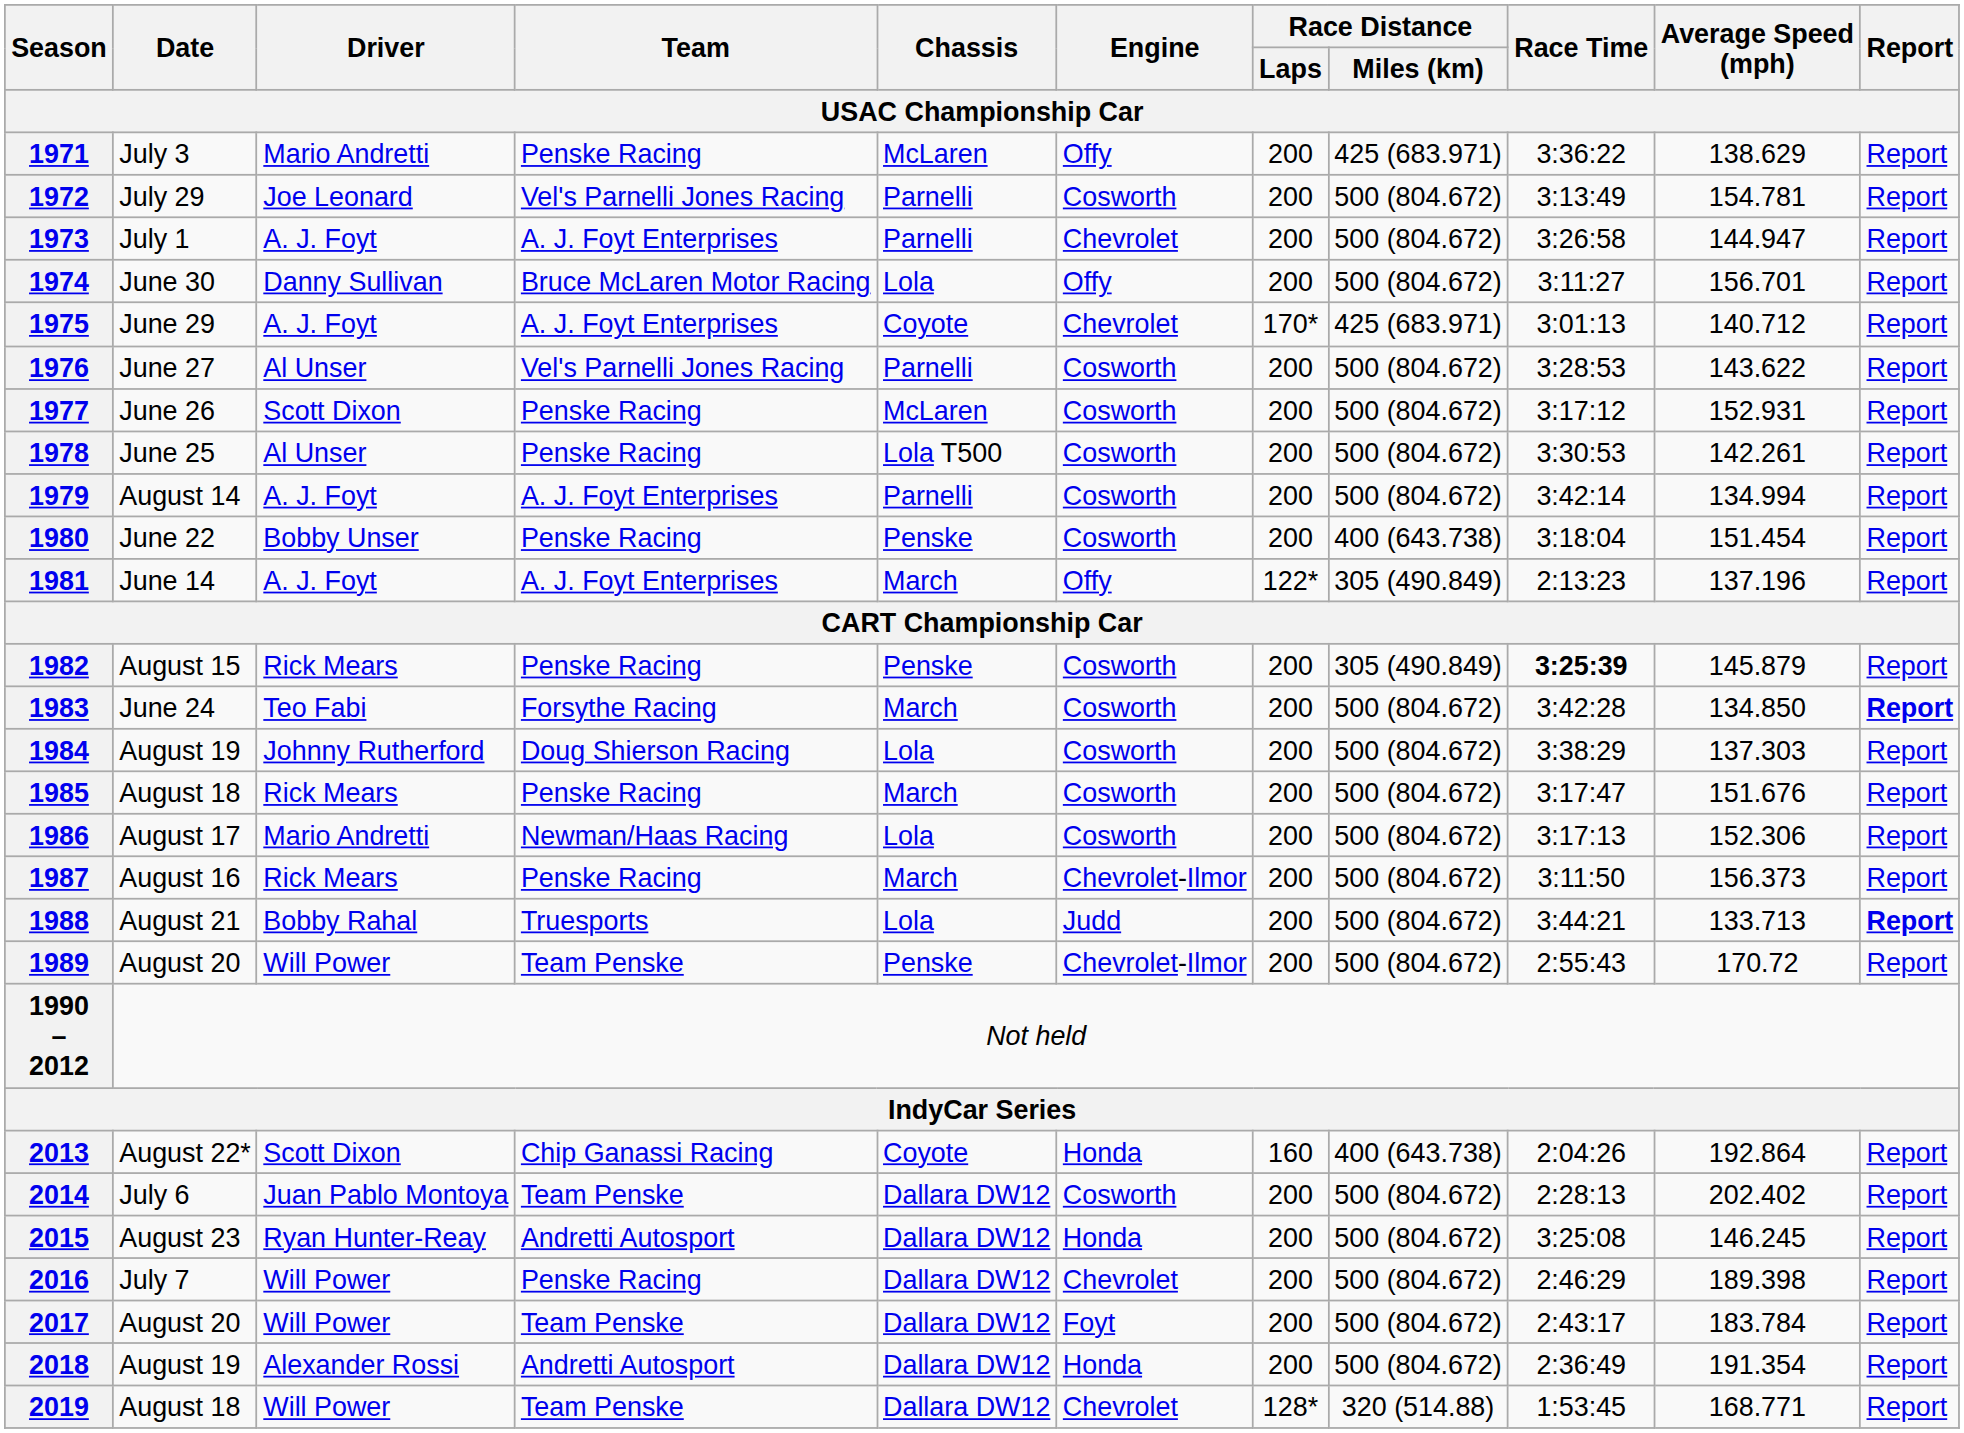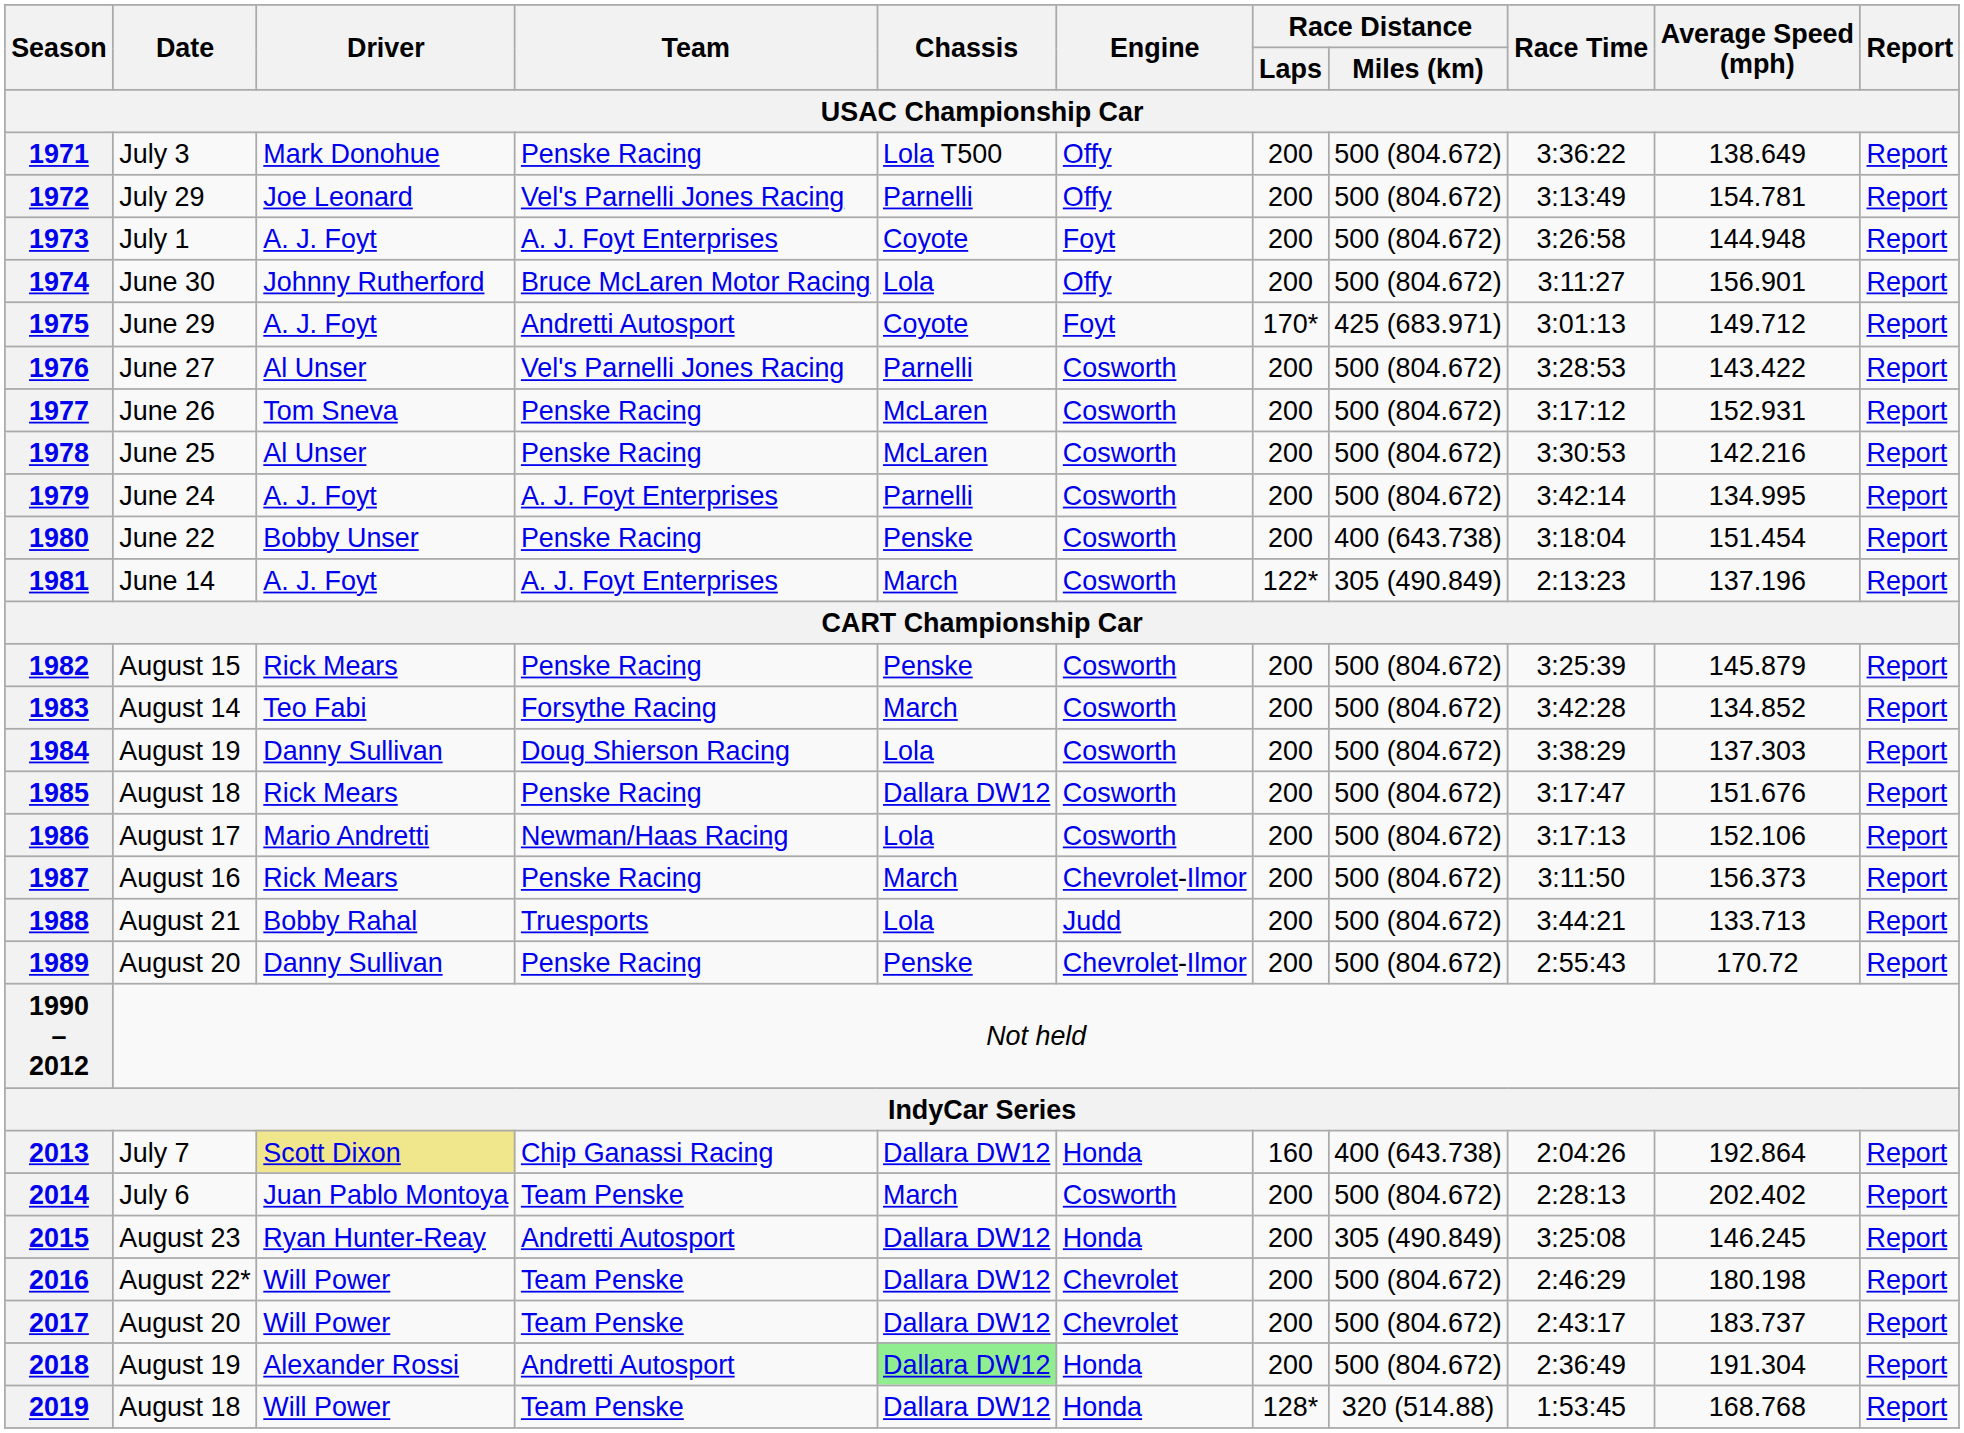(346, 154) Mario Andretti -> (351, 154) Mark Donohue
(935, 154) McLaren -> (943, 154) Lola T500
(1418, 154) 425 (683.971) -> (1418, 154) 500 (804.672)
(1757, 154) 138.629 -> (1757, 154) 138.649
(1120, 197) Cosworth -> (1087, 197) Offy
(928, 239) Parnelli -> (926, 239) Coyote
(1120, 239) Chevrolet -> (1089, 239) Foyt
(1757, 239) 144.947 -> (1757, 239) 144.948
(353, 282) Danny Sullivan -> (374, 282) Johnny Rutherford
(1757, 282) 156.701 -> (1757, 282) 156.901
(649, 325) A. J. Foyt Enterprises -> (628, 325) Andretti Autosport
(1120, 325) Chevrolet -> (1089, 325) Foyt
(1757, 325) 140.712 -> (1757, 325) 149.712
(1757, 367) 143.622 -> (1757, 367) 143.422
(332, 410) Scott Dixon -> (331, 410) Tom Sneva
(943, 452) Lola T500 -> (935, 452) McLaren
(1757, 452) 142.261 -> (1757, 452) 142.216
(180, 495) August 14 -> (167, 495) June 24
(1757, 495) 134.994 -> (1757, 495) 134.995
(1087, 580) Offy -> (1120, 580) Cosworth
(1418, 665) 305 (490.849) -> (1418, 665) 500 (804.672)
(1581, 665) bold -> (1581, 665) normal
(167, 708) June 24 -> (180, 708) August 14
(1757, 708) 134.850 -> (1757, 708) 134.852
(1910, 708) bold -> (1907, 708) normal
(374, 750) Johnny Rutherford -> (353, 750) Danny Sullivan
(920, 793) March -> (967, 793) Dallara DW12
(1757, 836) 152.306 -> (1757, 836) 152.106
(1910, 921) bold -> (1907, 921) normal
(327, 963) Will Power -> (353, 963) Danny Sullivan
(602, 963) Team Penske -> (611, 963) Penske Racing
(185, 1151) August 22* -> (154, 1151) July 7
(332, 1151) no background -> (332, 1151) khaki background
(926, 1151) Coyote -> (967, 1151) Dallara DW12
(967, 1194) Dallara DW12 -> (920, 1194) March
(1418, 1236) 500 (804.672) -> (1418, 1236) 305 (490.849)
(154, 1279) July 7 -> (185, 1279) August 22*
(611, 1279) Penske Racing -> (602, 1279) Team Penske
(1757, 1279) 189.398 -> (1757, 1279) 180.198
(1089, 1322) Foyt -> (1120, 1322) Chevrolet
(1757, 1322) 183.784 -> (1757, 1322) 183.737
(967, 1364) no background -> (967, 1364) lightgreen background
(1757, 1364) 191.354 -> (1757, 1364) 191.304
(1120, 1407) Chevrolet -> (1102, 1407) Honda
(1757, 1407) 168.771 -> (1757, 1407) 168.768
